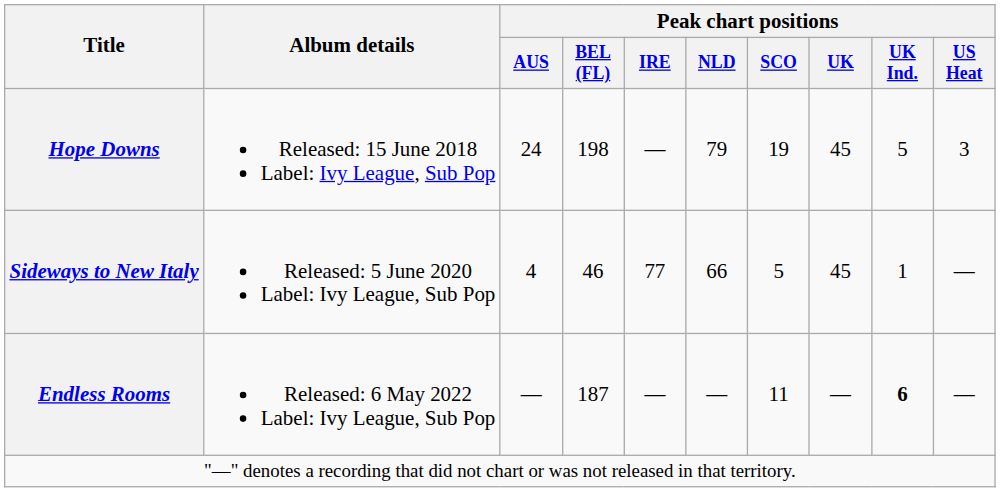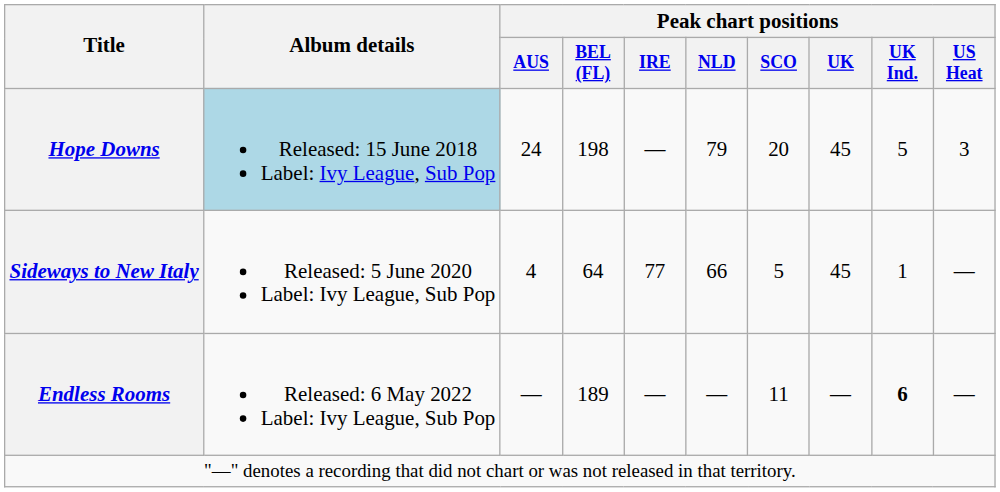(352, 161) no background -> (352, 161) lightblue background
(779, 149) 19 -> (779, 149) 20
(593, 271) 46 -> (593, 271) 64
(593, 393) 187 -> (593, 393) 189
